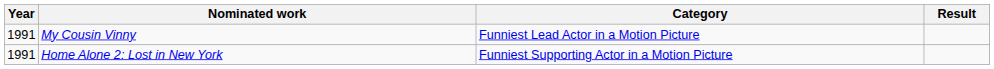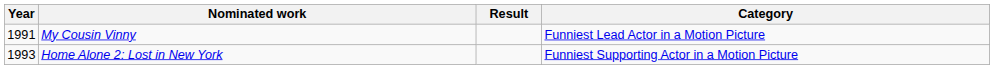columns swapped: (700, 14) <-> (957, 14)
(21, 54) 1991 -> (21, 54) 1993
